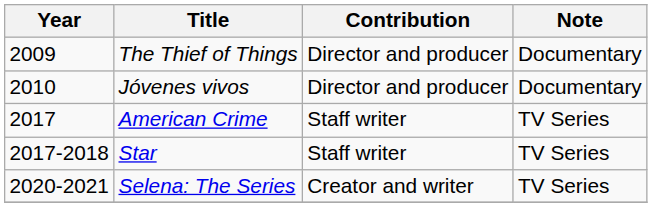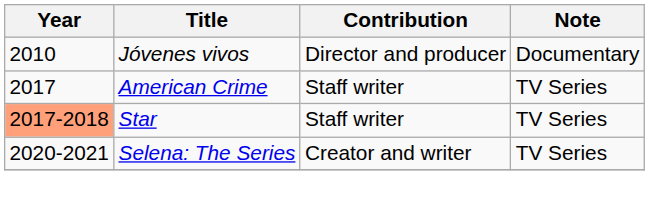- row: (208, 53)
(59, 152) no background -> (59, 119) lightsalmon background
